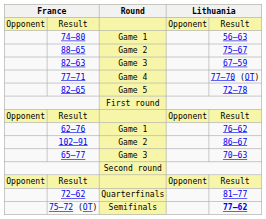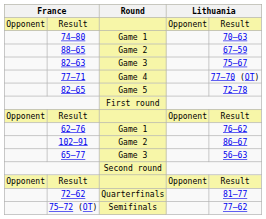(235, 37) 56–63 -> (235, 37) 70–63
(235, 50) 75–67 -> (235, 50) 67–59
(235, 63) 67–59 -> (235, 63) 75–67
(235, 155) 70–63 -> (235, 155) 56–63
(235, 208) bold -> (235, 208) normal
